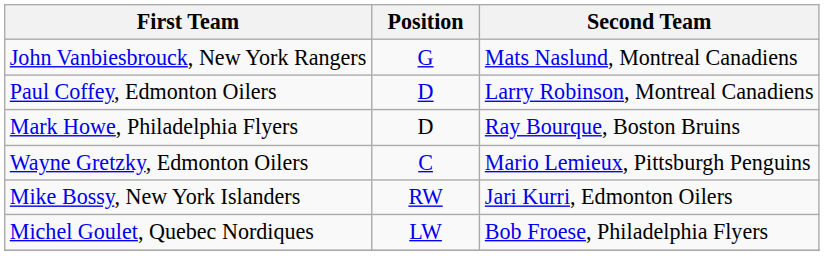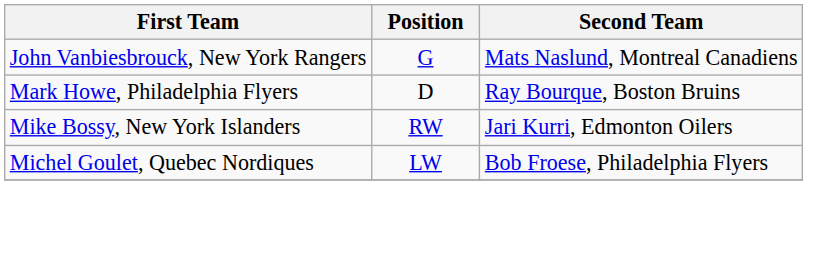- row: (143, 92)
- row: (159, 162)
